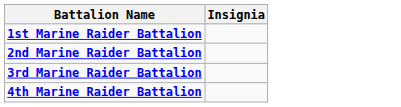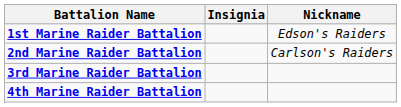+ column: (332, 14)
